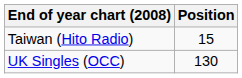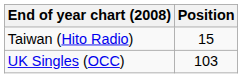(206, 61) 130 -> (206, 61) 103
